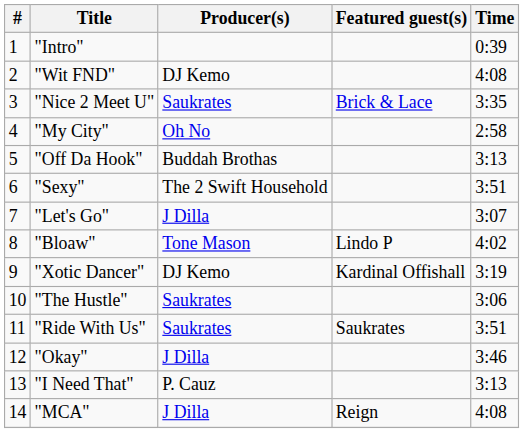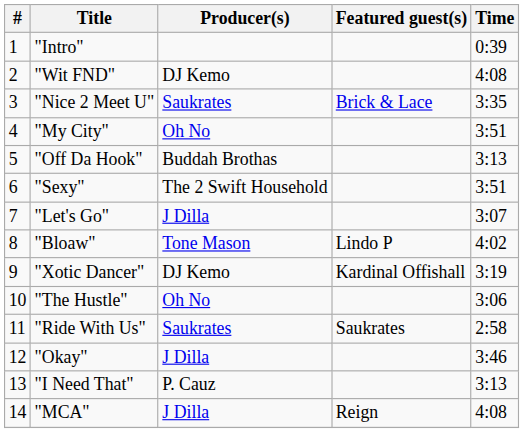(491, 131) 2:58 -> (491, 131) 3:51
(197, 300) Saukrates -> (186, 300) Oh No
(491, 328) 3:51 -> (491, 328) 2:58
